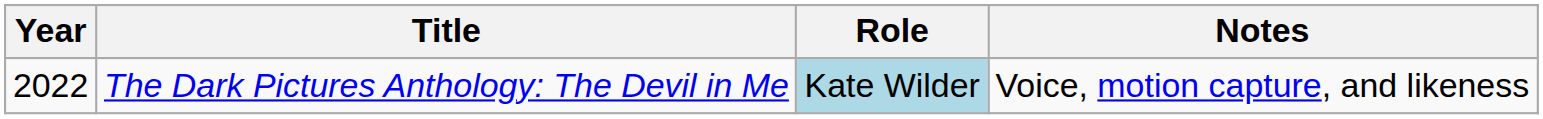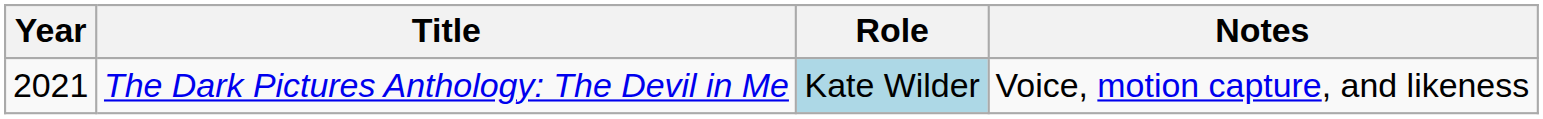(51, 85) 2022 -> (51, 85) 2021
